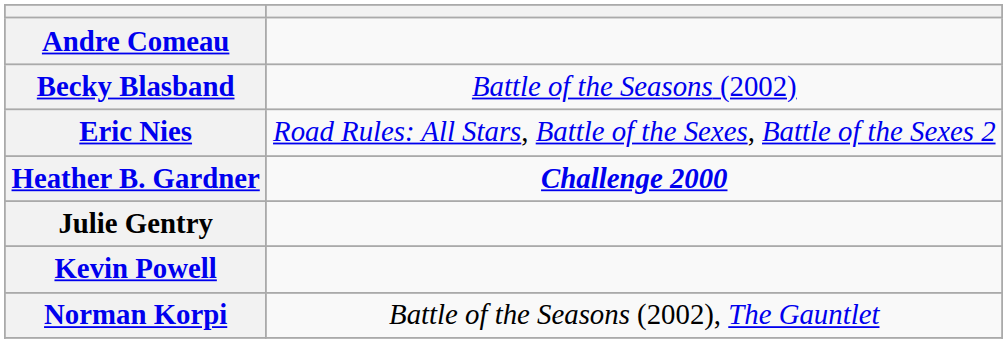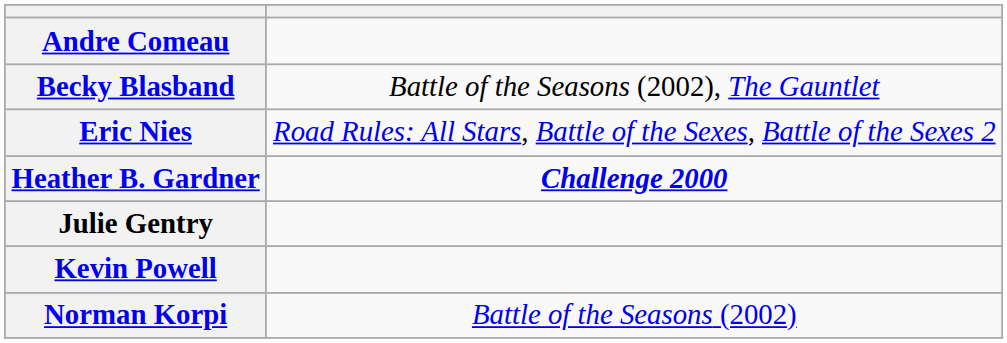(634, 86) Battle of the Seasons (2002) -> (634, 86) Battle of the Seasons (2002), The Gauntlet
(634, 314) Battle of the Seasons (2002), The Gauntlet -> (634, 314) Battle of the Seasons (2002)
